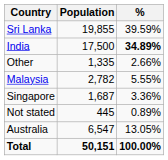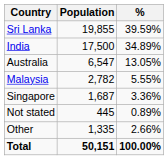(143, 46) bold -> (143, 46) normal
rows swapped: (27, 130) <-> (20, 63)
